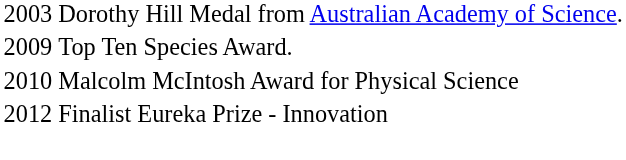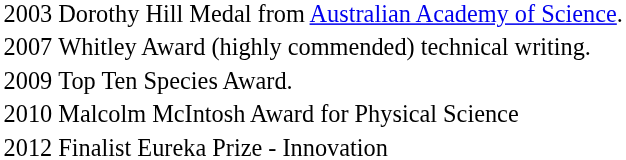+ row: (325, 47)
